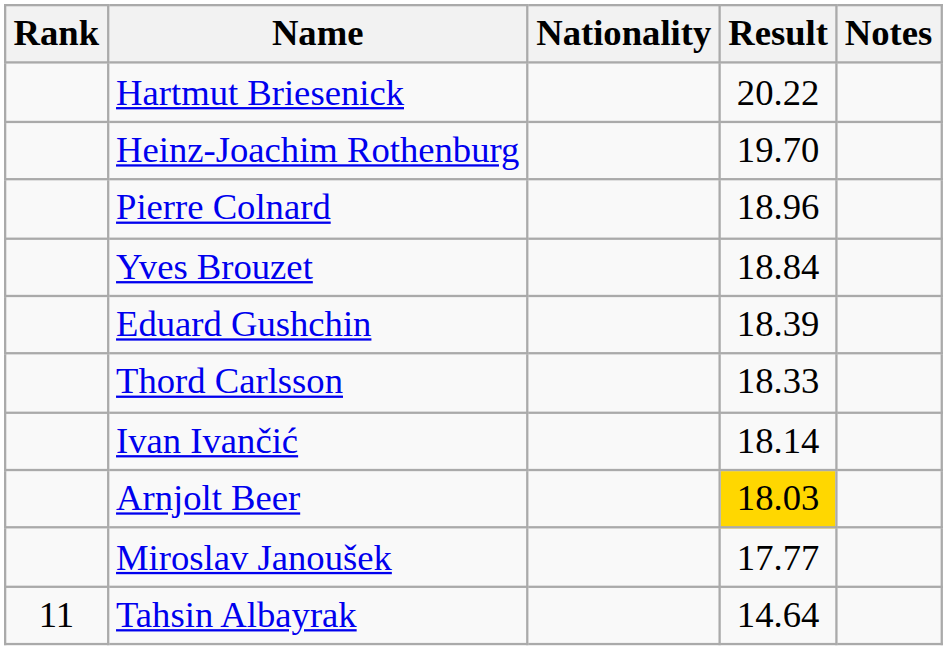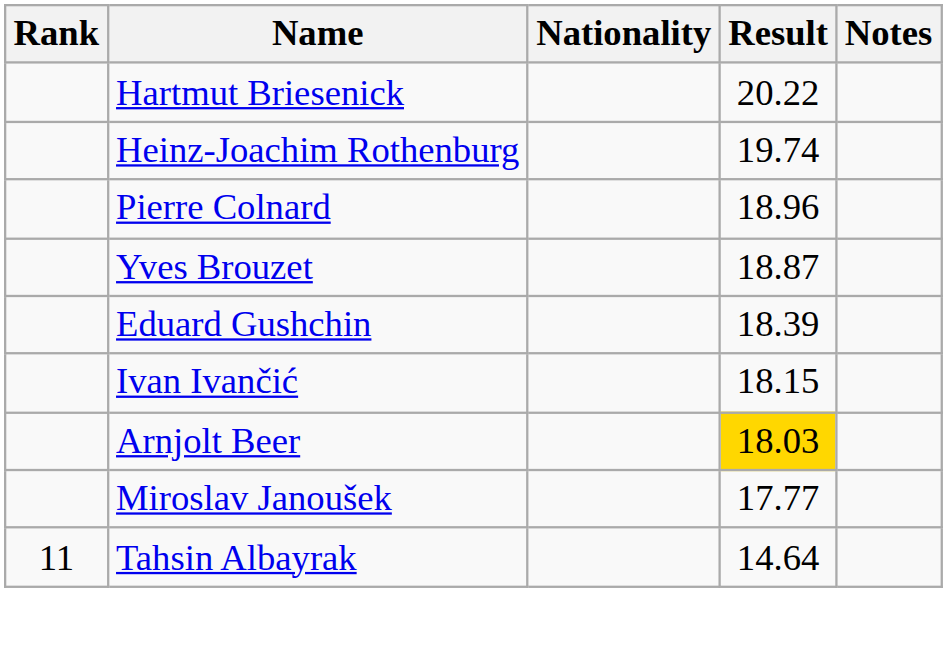(778, 149) 19.70 -> (778, 149) 19.74
(778, 265) 18.84 -> (778, 265) 18.87
- row: (230, 382)
(778, 440) 18.14 -> (778, 382) 18.15
